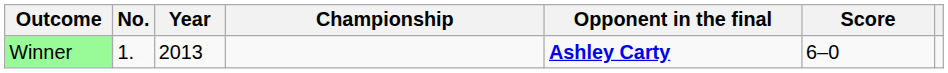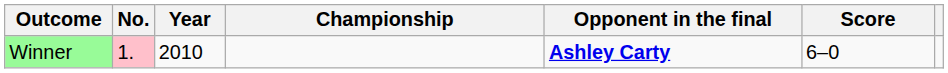(126, 51) no background -> (126, 51) pink background
(181, 51) 2013 -> (181, 51) 2010
